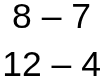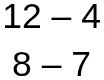rows swapped: (52, 64) <-> (52, 15)
